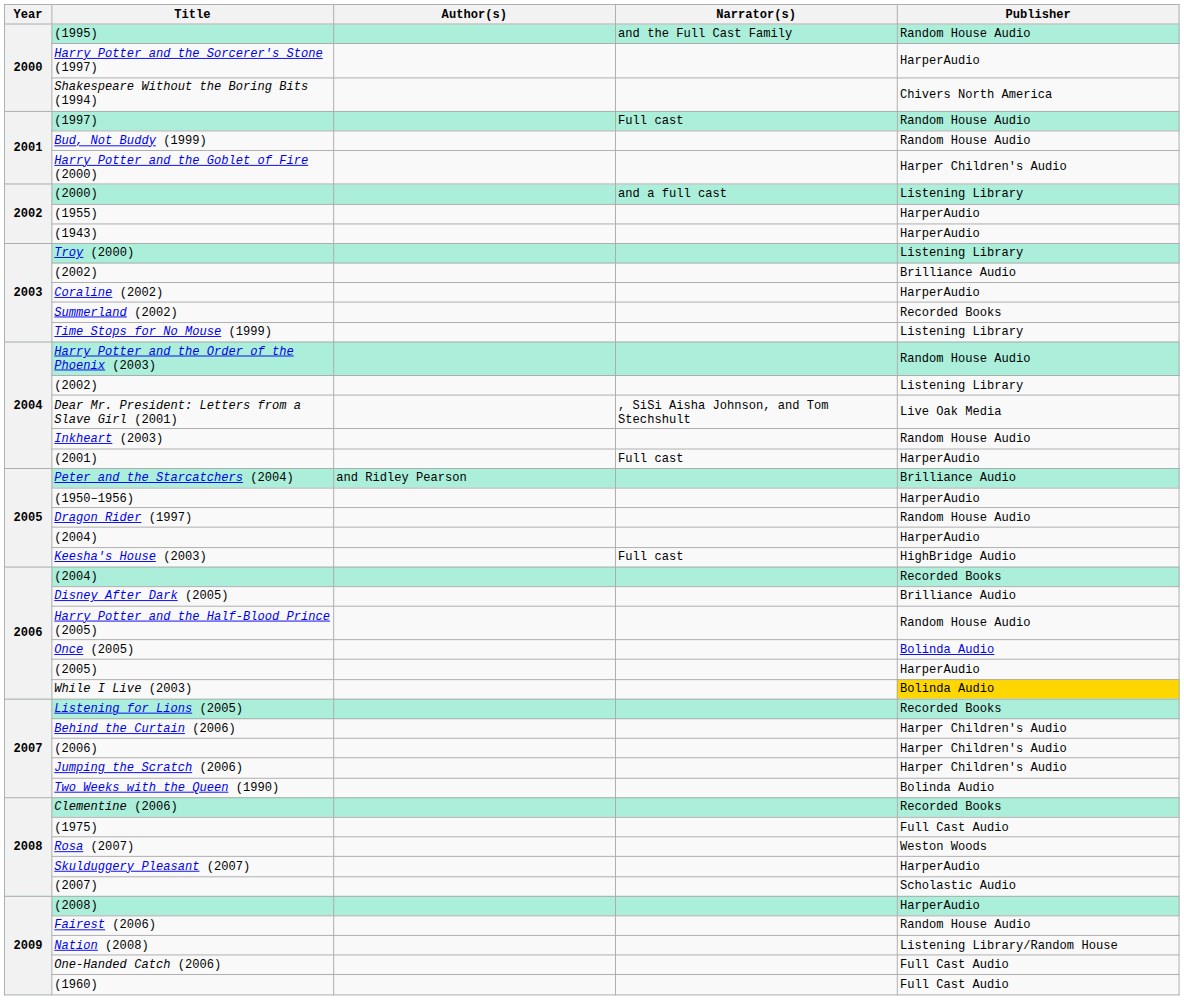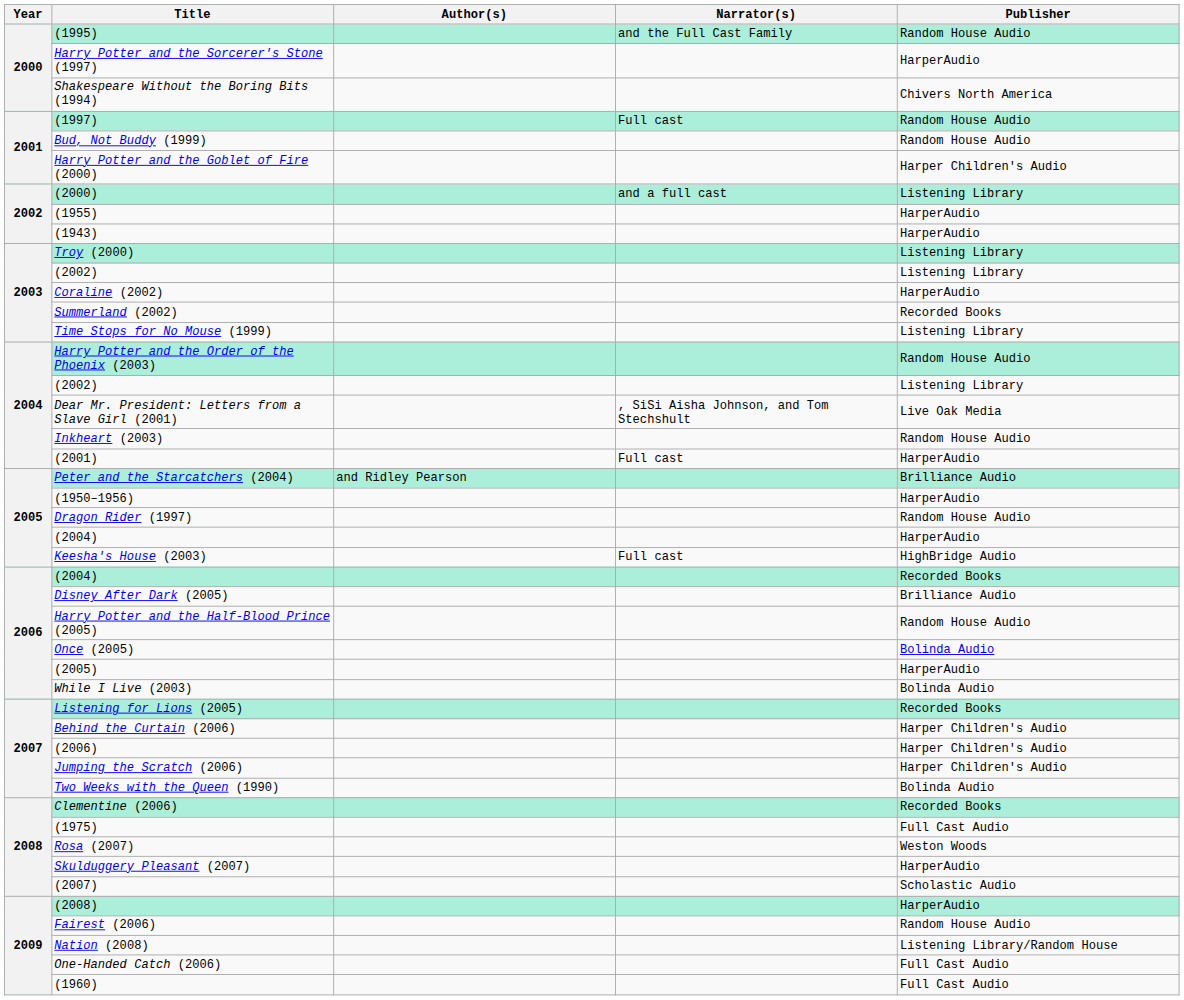(958, 273) Brilliance Audio -> (962, 273) Listening Library
(947, 689) gold background -> (947, 689) no background
